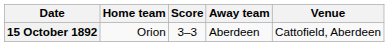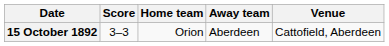columns swapped: (134, 13) <-> (187, 13)
